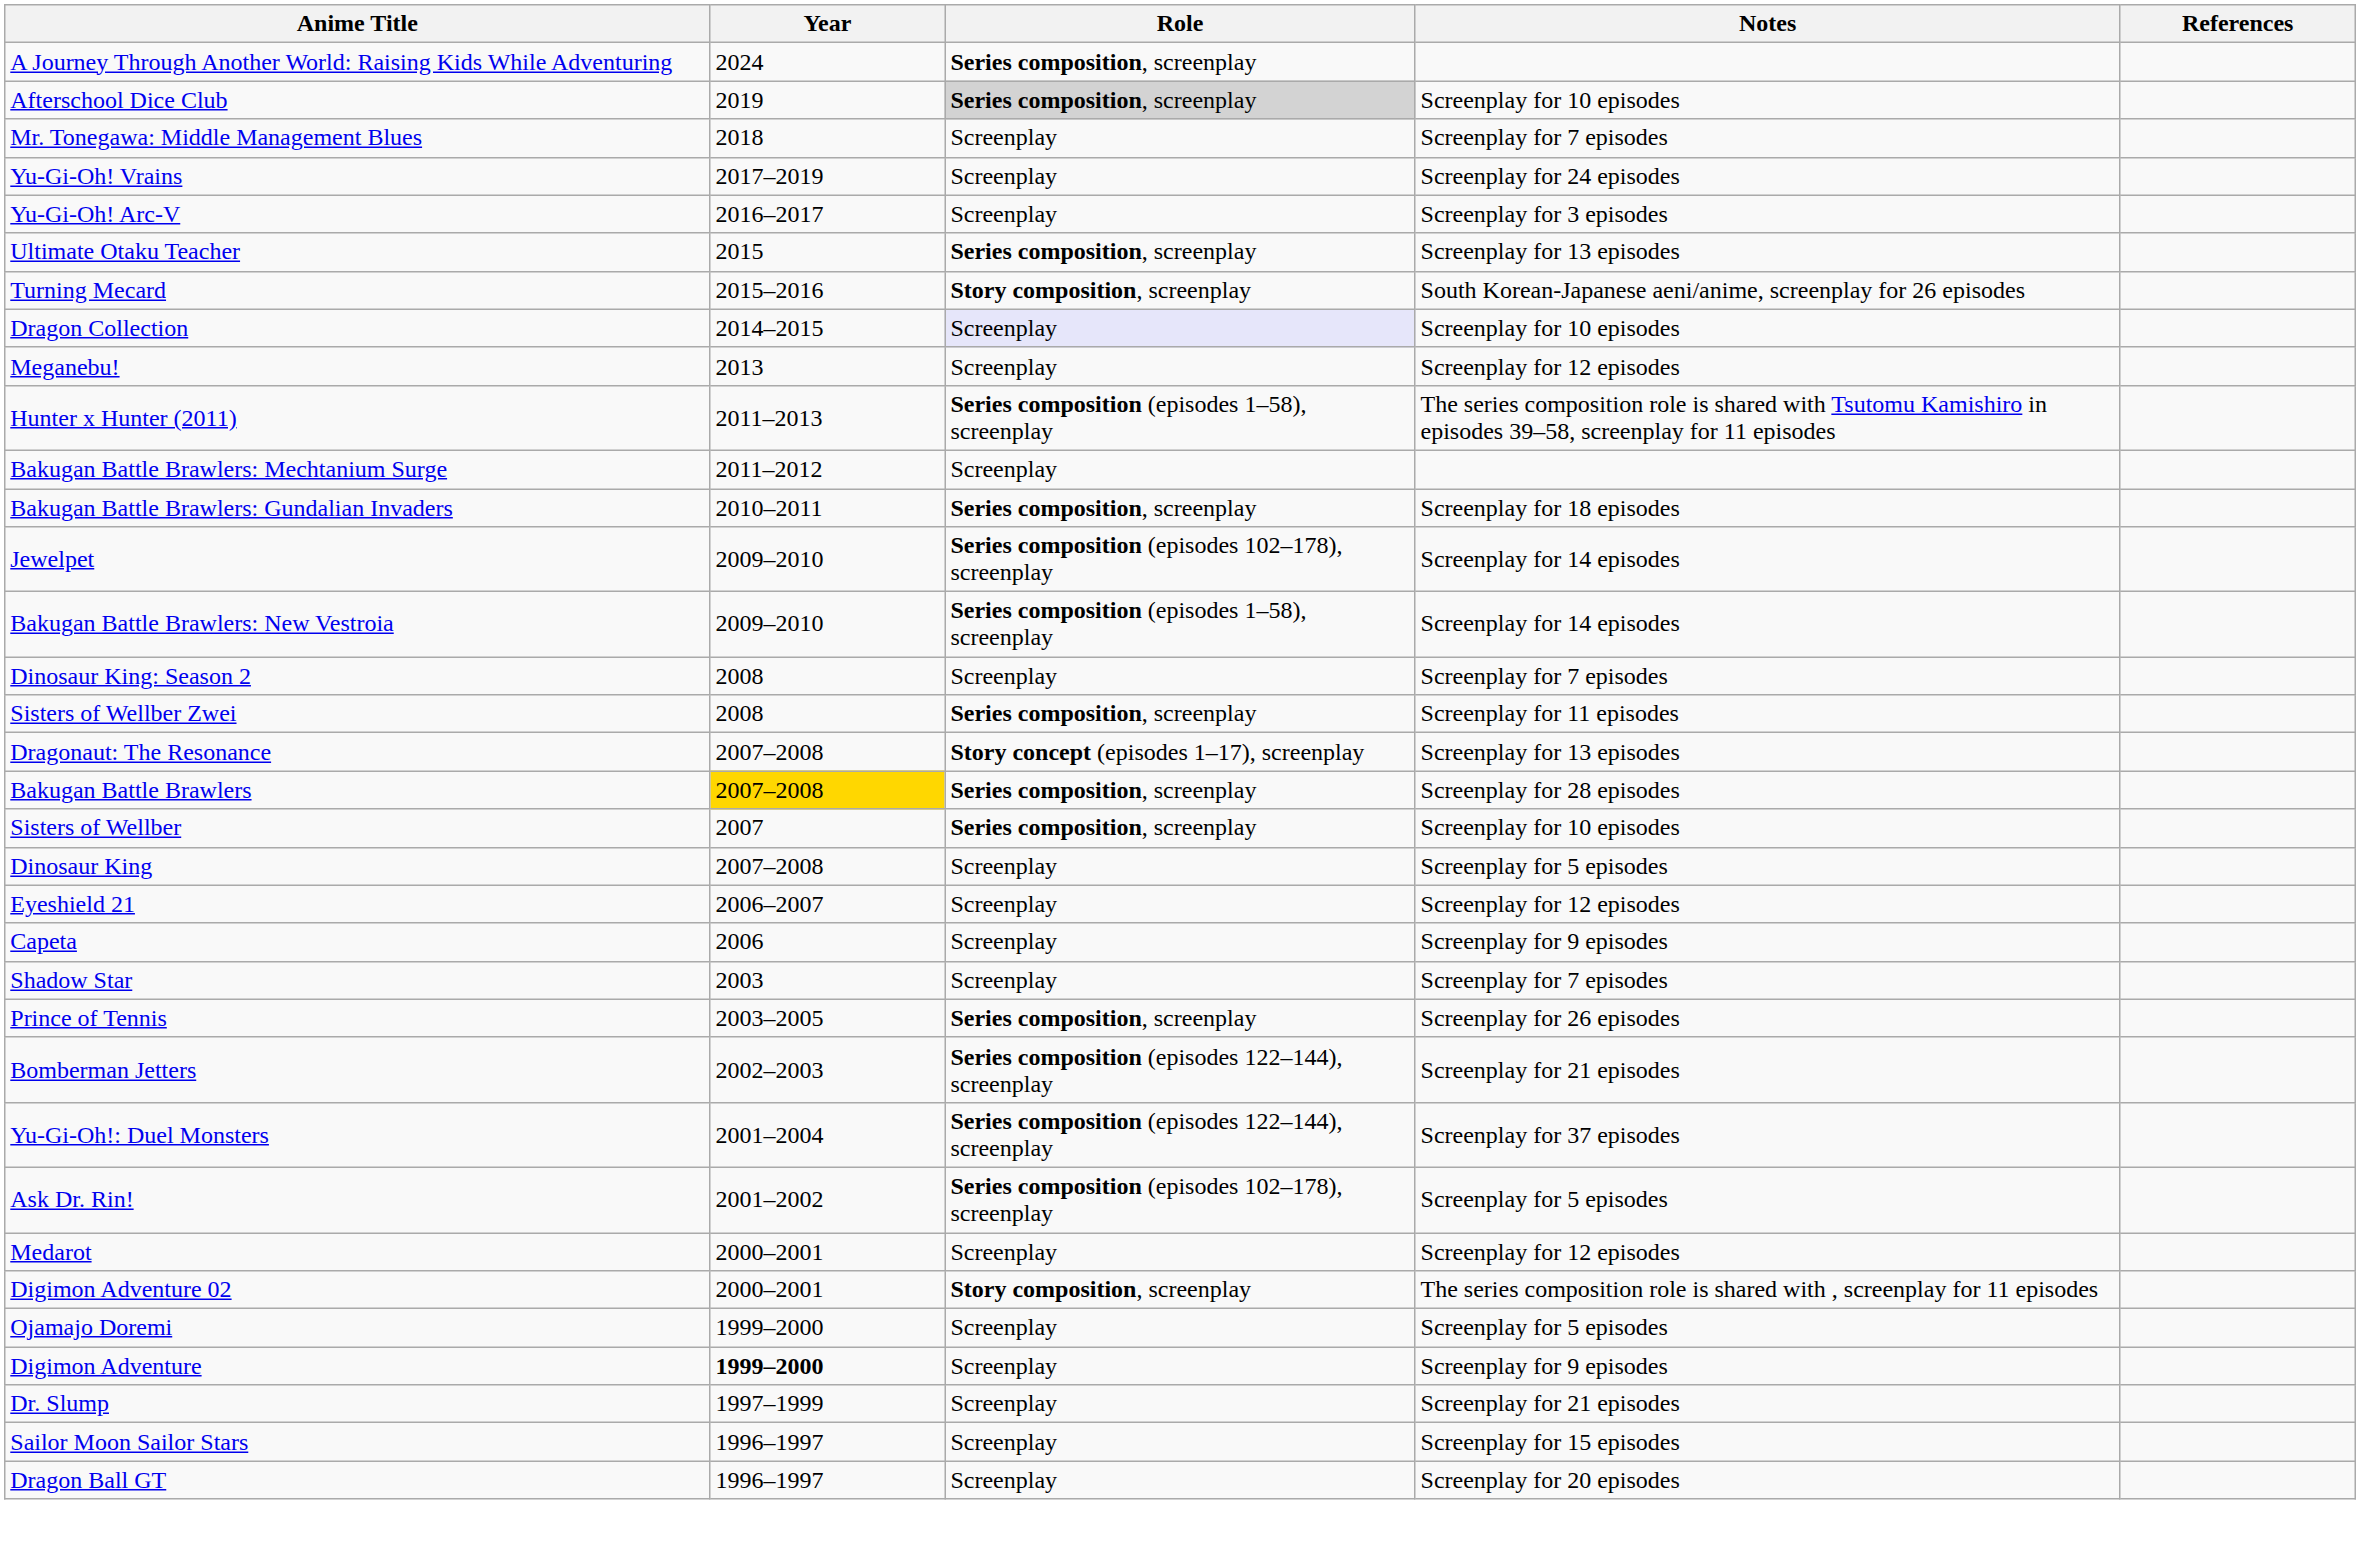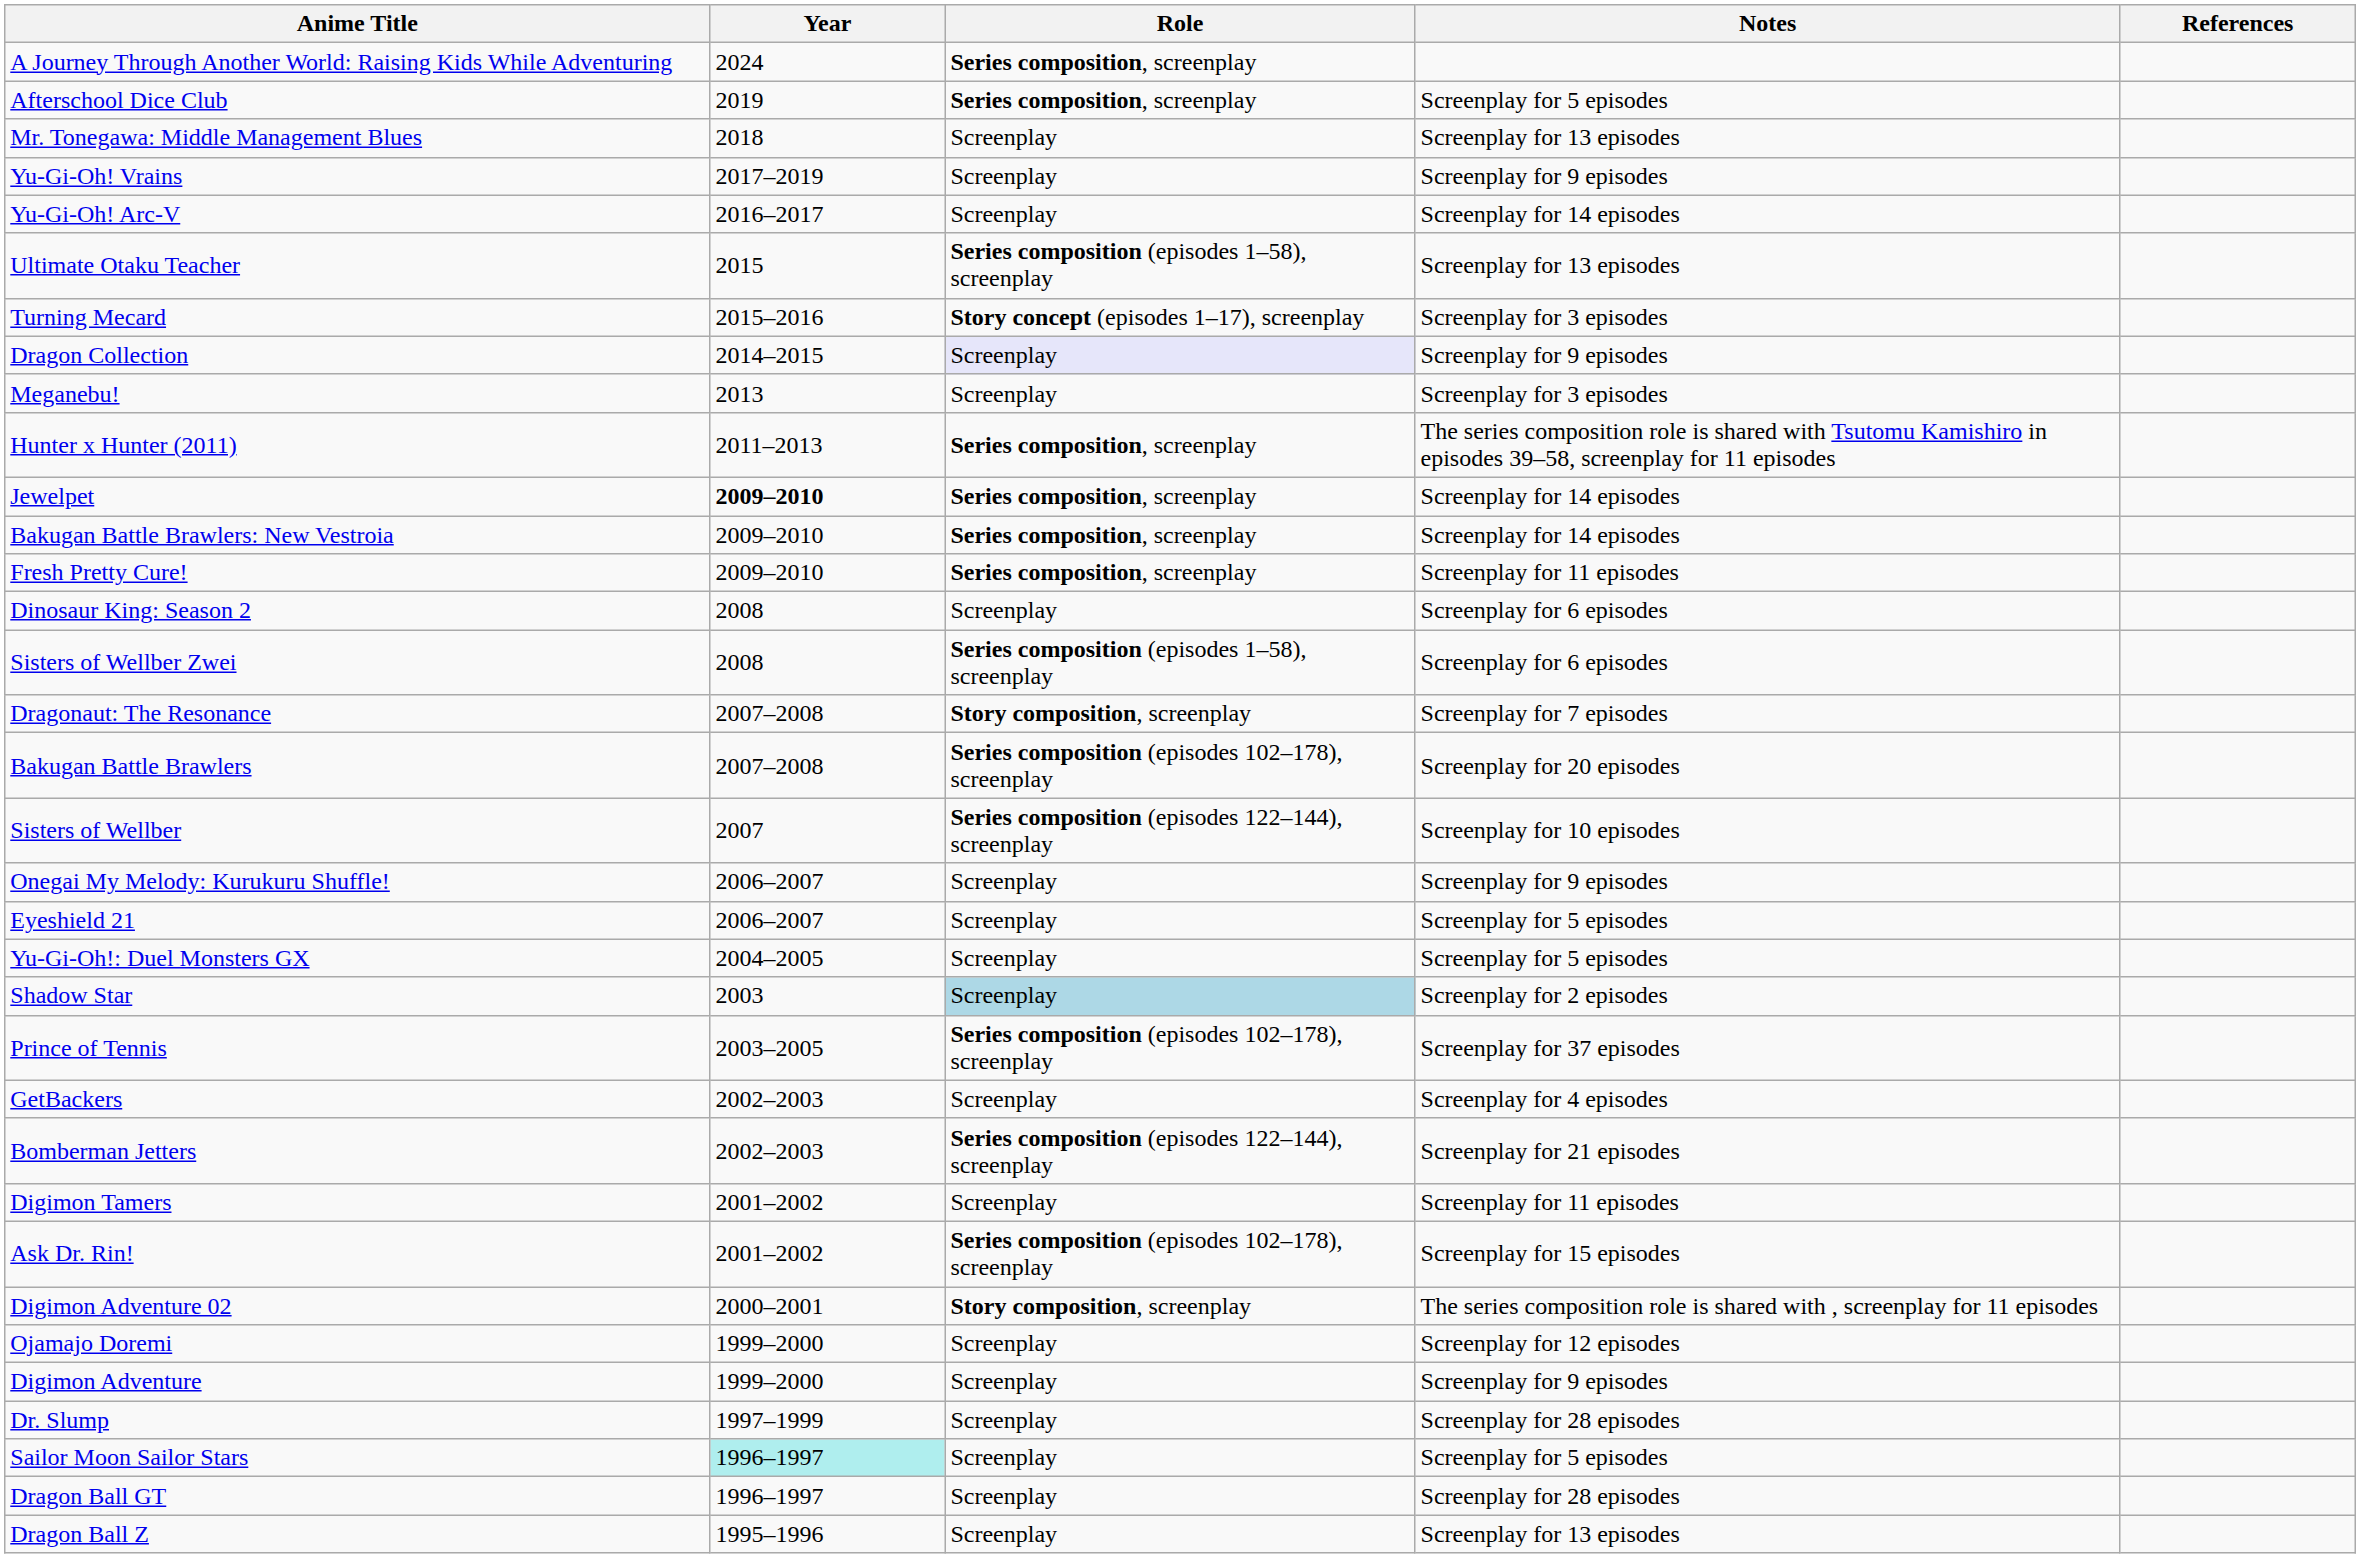(1103, 99) lightgrey background -> (1103, 99) no background
(1550, 99) Screenplay for 10 episodes -> (1544, 99) Screenplay for 5 episodes
(1544, 137) Screenplay for 7 episodes -> (1550, 137) Screenplay for 13 episodes
(1550, 175) Screenplay for 24 episodes -> (1544, 175) Screenplay for 9 episodes
(1544, 213) Screenplay for 3 episodes -> (1550, 213) Screenplay for 14 episodes
(1103, 251) Series composition, screenplay -> (1128, 265) Series composition (episodes 1–58), screenplay
(1101, 289) Story composition, screenplay -> (1157, 316) Story concept (episodes 1–17), screenplay
(1723, 289) South Korean-Japanese aeni/anime, screenplay for 26 episodes -> (1544, 316) Screenplay for 3 episodes
(1550, 328) Screenplay for 10 episodes -> (1544, 355) Screenplay for 9 episodes
(1550, 366) Screenplay for 12 episodes -> (1544, 393) Screenplay for 3 episodes
(1128, 417) Series composition (episodes 1–58), screenplay -> (1103, 444) Series composition, screenplay
- row: (229, 469)
- row: (232, 507)
(769, 558) normal -> (769, 496) bold
(1146, 558) Series composition (episodes 102–178), screenplay -> (1103, 496) Series composition, screenplay
(1128, 623) Series composition (episodes 1–58), screenplay -> (1103, 534) Series composition, screenplay
+ row: (99, 572)
(1544, 675) Screenplay for 7 episodes -> (1544, 610) Screenplay for 6 episodes
(1103, 713) Series composition, screenplay -> (1128, 661) Series composition (episodes 1–58), screenplay
(1550, 713) Screenplay for 11 episodes -> (1544, 661) Screenplay for 6 episodes
(1157, 751) Story concept (episodes 1–17), screenplay -> (1101, 713) Story composition, screenplay
(1550, 751) Screenplay for 13 episodes -> (1544, 713) Screenplay for 7 episodes
(769, 789) gold background -> (769, 765) no background
(1103, 789) Series composition, screenplay -> (1146, 765) Series composition (episodes 102–178), screenplay
(1550, 789) Screenplay for 28 episodes -> (1550, 765) Screenplay for 20 episodes
(1103, 827) Series composition, screenplay -> (1146, 830) Series composition (episodes 122–144), screenplay
- row: (81, 865)
+ row: (200, 881)
(1550, 903) Screenplay for 12 episodes -> (1544, 919) Screenplay for 5 episodes
- row: (44, 941)
+ row: (160, 957)
(1004, 979) no background -> (1004, 995) lightblue background
(1544, 979) Screenplay for 7 episodes -> (1544, 995) Screenplay for 2 episodes
(1103, 1018) Series composition, screenplay -> (1146, 1047) Series composition (episodes 102–178), screenplay
(1550, 1018) Screenplay for 26 episodes -> (1550, 1047) Screenplay for 37 episodes
+ row: (66, 1099)
- row: (140, 1134)
+ row: (91, 1202)
(1544, 1199) Screenplay for 5 episodes -> (1550, 1253) Screenplay for 15 episodes
- row: (51, 1251)
(1544, 1327) Screenplay for 5 episodes -> (1550, 1343) Screenplay for 12 episodes
(769, 1365) bold -> (769, 1381) normal
(1550, 1403) Screenplay for 21 episodes -> (1550, 1419) Screenplay for 28 episodes
(769, 1441) no background -> (769, 1457) paleturquoise background
(1550, 1441) Screenplay for 15 episodes -> (1544, 1457) Screenplay for 5 episodes
(1550, 1479) Screenplay for 20 episodes -> (1550, 1495) Screenplay for 28 episodes
+ row: (80, 1533)
